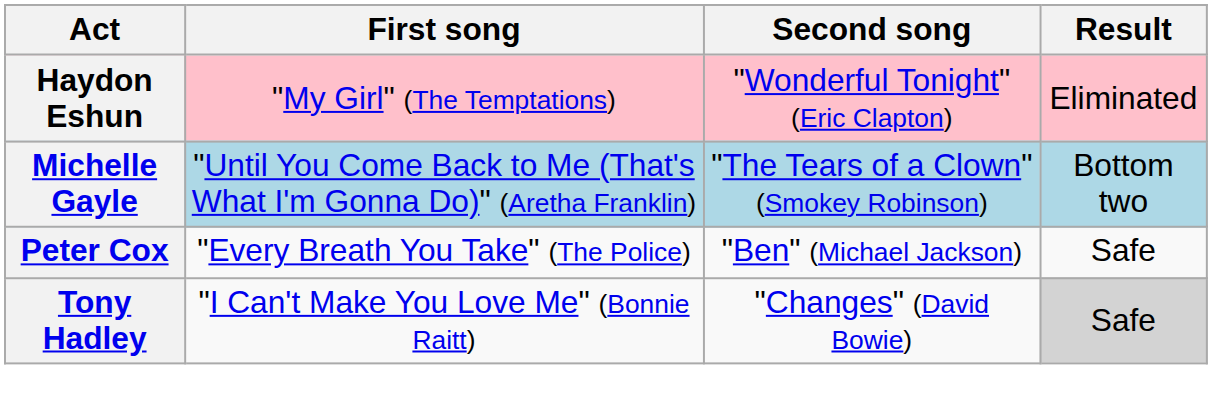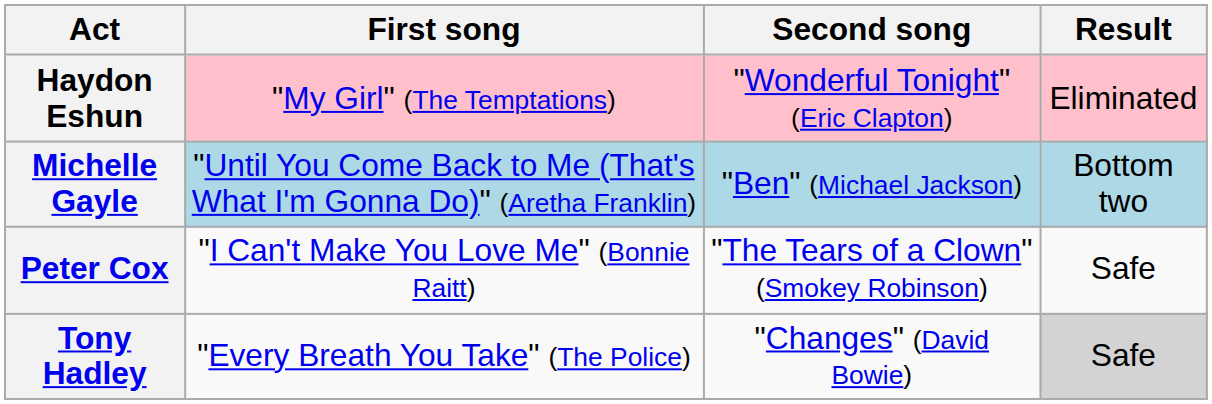(872, 183) "The Tears of a Clown" (Smokey Robinson) -> (872, 183) "Ben" (Michael Jackson)
(444, 251) "Every Breath You Take" (The Police) -> (444, 269) "I Can't Make You Love Me" (Bonnie Raitt)
(872, 251) "Ben" (Michael Jackson) -> (872, 269) "The Tears of a Clown" (Smokey Robinson)
(444, 319) "I Can't Make You Love Me" (Bonnie Raitt) -> (444, 355) "Every Breath You Take" (The Police)
